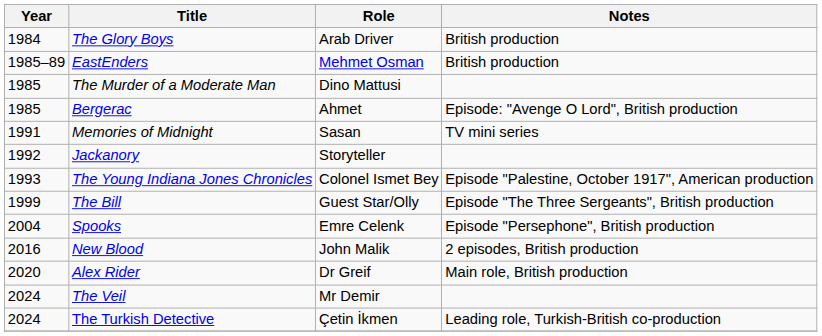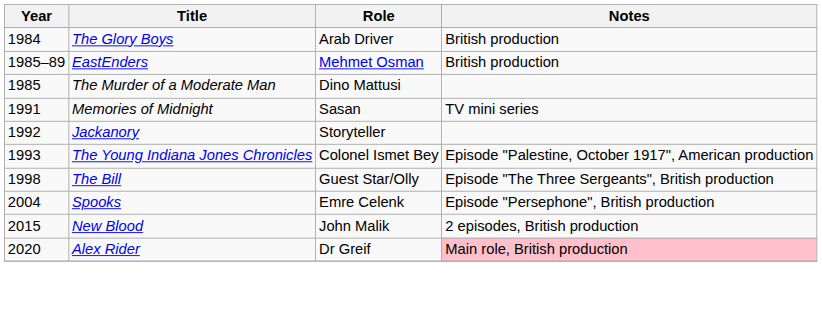- row: (102, 109)
(24, 202) 1999 -> (24, 179) 1998
(24, 249) 2016 -> (24, 226) 2015
(537, 272) no background -> (537, 249) pink background
- row: (99, 296)
- row: (143, 319)
